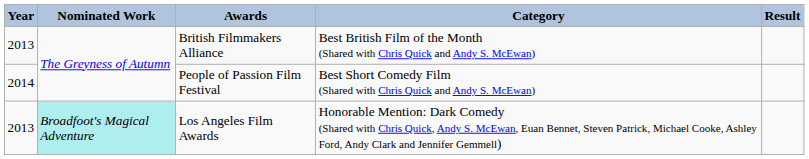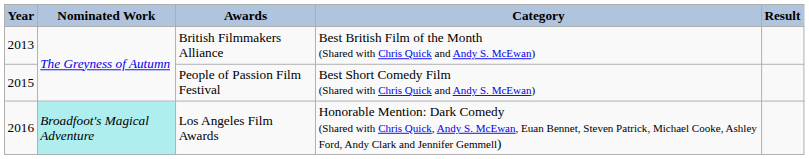(21, 82) 2014 -> (21, 82) 2015
(21, 128) 2013 -> (21, 128) 2016
